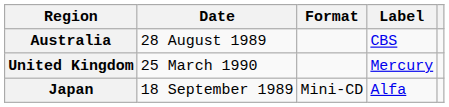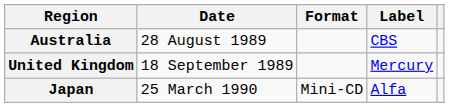(199, 65) 25 March 1990 -> (217, 65) 18 September 1989
(217, 90) 18 September 1989 -> (199, 90) 25 March 1990
